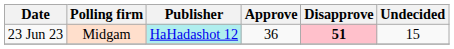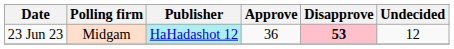(339, 34) 51 -> (339, 34) 53
(413, 34) 15 -> (413, 34) 12
